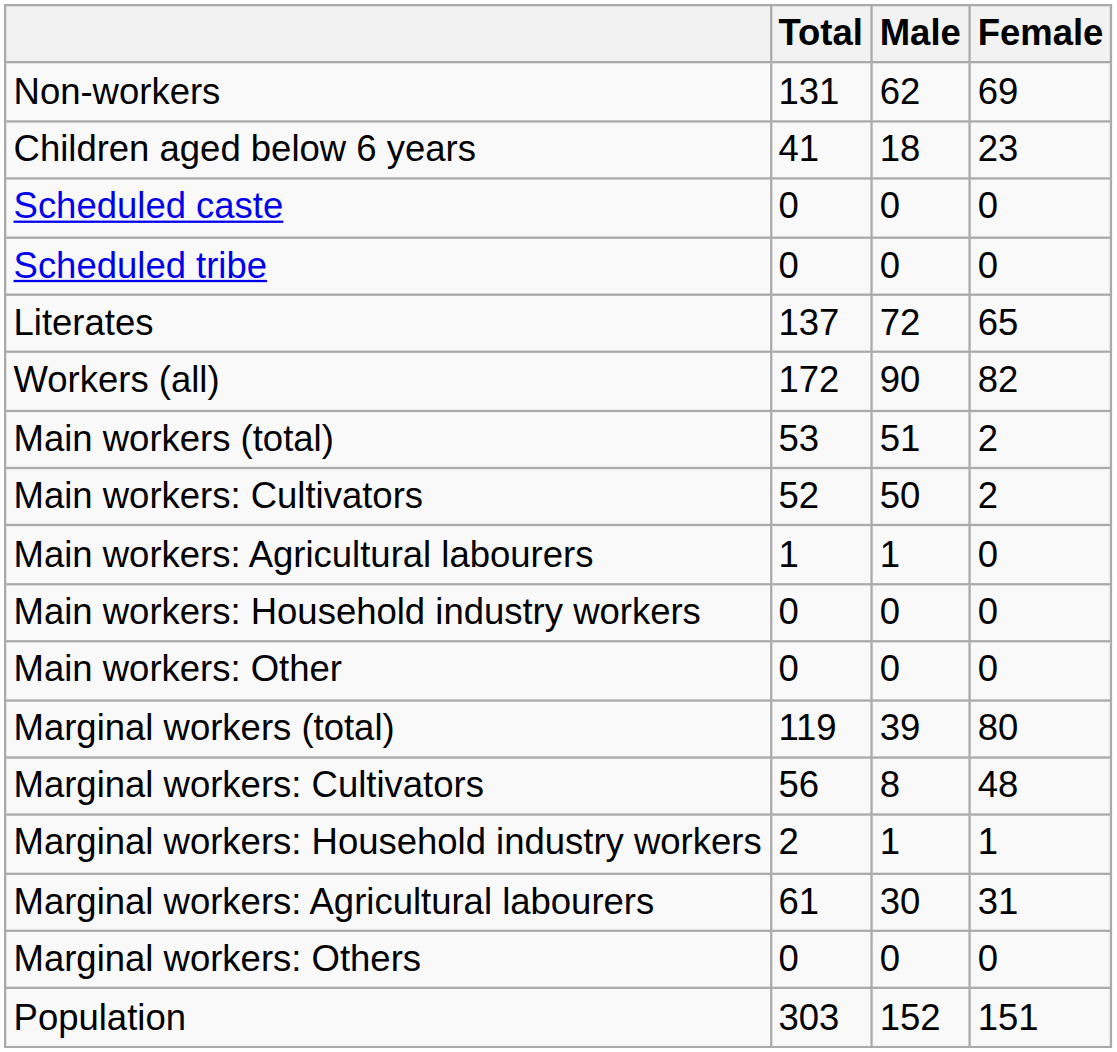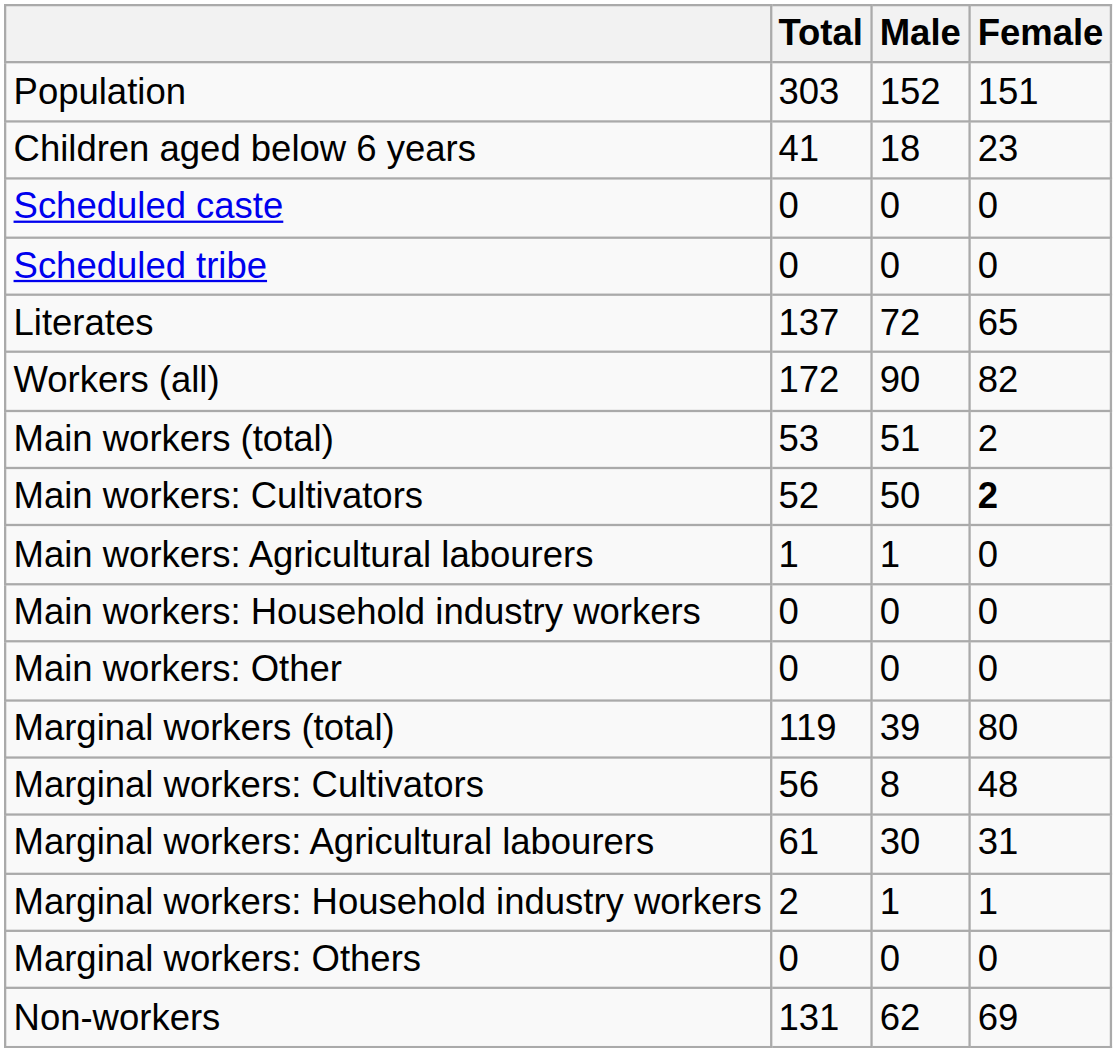rows swapped: (100, 1016) <-> (117, 91)
(988, 496) normal -> (988, 496) bold
rows swapped: (334, 901) <-> (388, 843)
